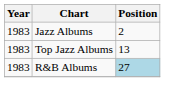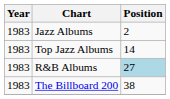(124, 49) 13 -> (129, 49) 14
+ row: (77, 85)
